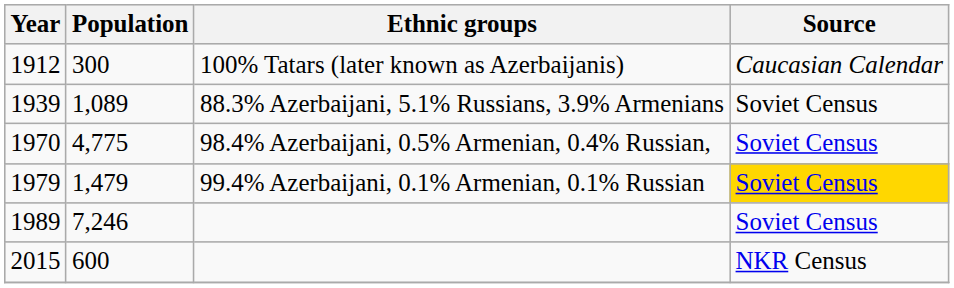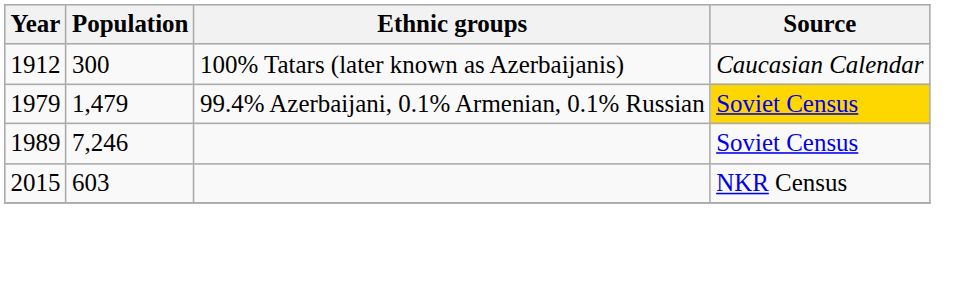- row: (35, 103)
- row: (35, 143)
(91, 261) 600 -> (91, 182) 603
